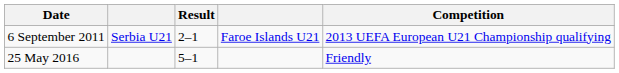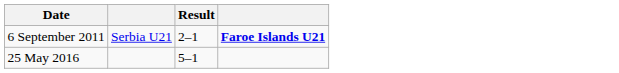- column: (468, 15)
(270, 36) normal -> (273, 36) bold
